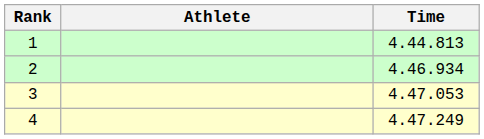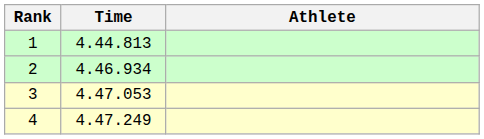columns swapped: (217, 18) <-> (426, 18)
